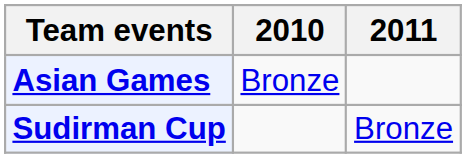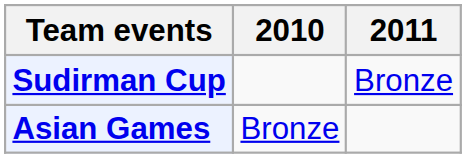rows swapped: (111, 80) <-> (119, 129)
